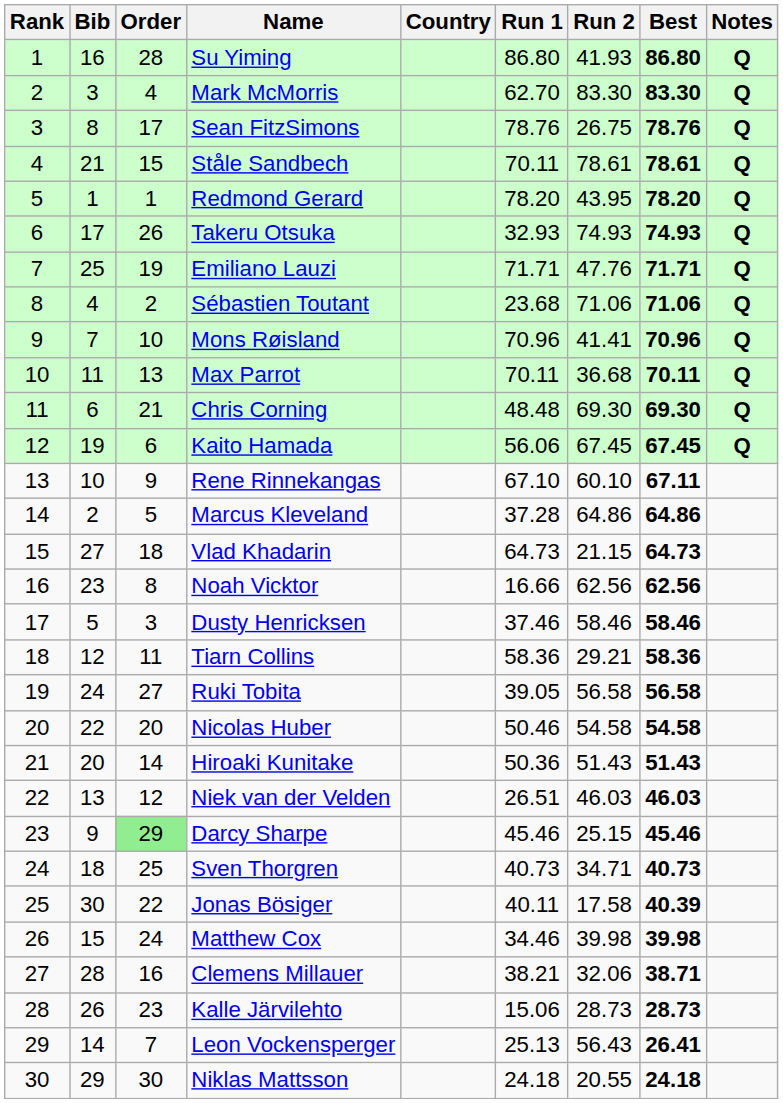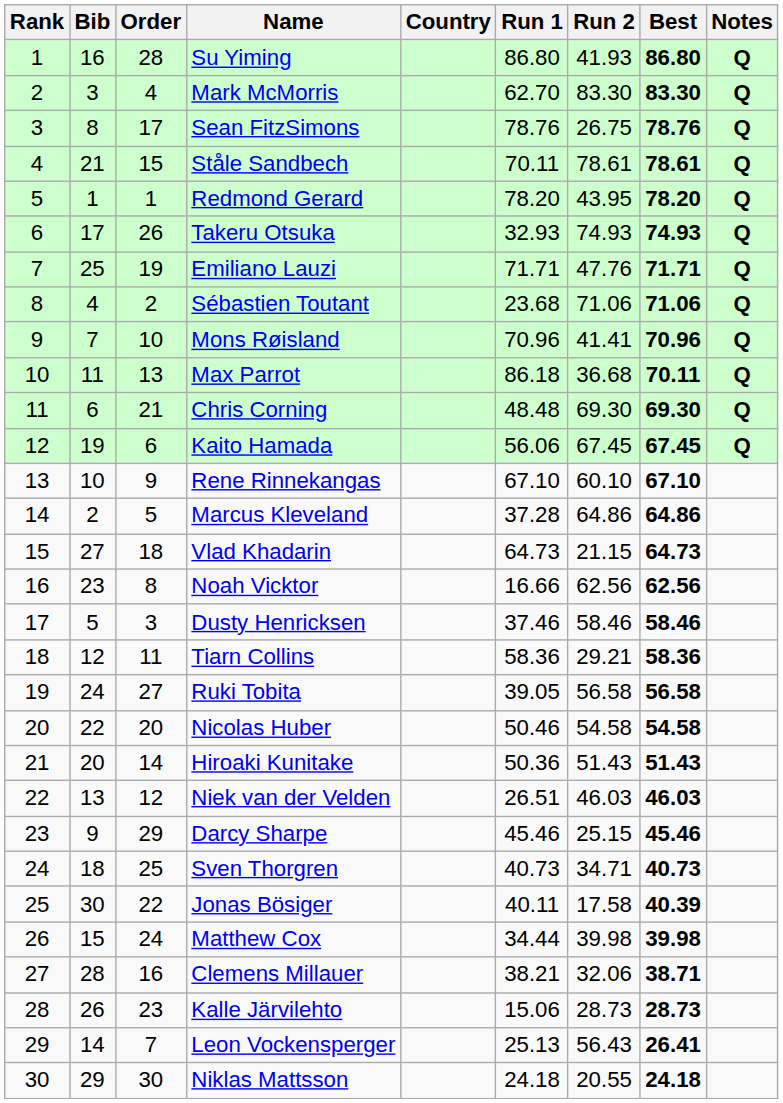(532, 374) 70.11 -> (532, 374) 86.18
(673, 480) 67.11 -> (673, 480) 67.10
(151, 833) lightgreen background -> (151, 833) no background
(532, 939) 34.46 -> (532, 939) 34.44
